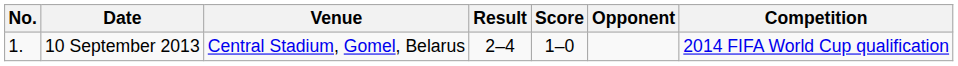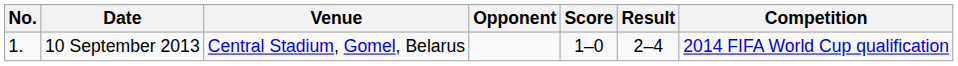columns swapped: (634, 18) <-> (500, 18)
